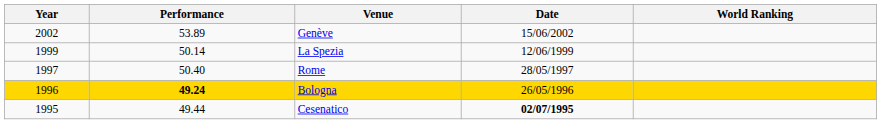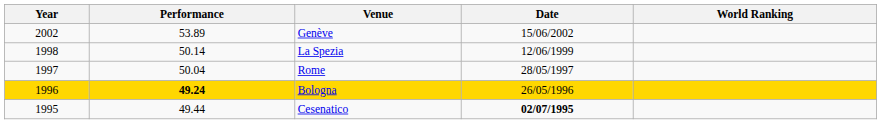(47, 52) 1999 -> (47, 52) 1998
(192, 71) 50.40 -> (192, 71) 50.04
